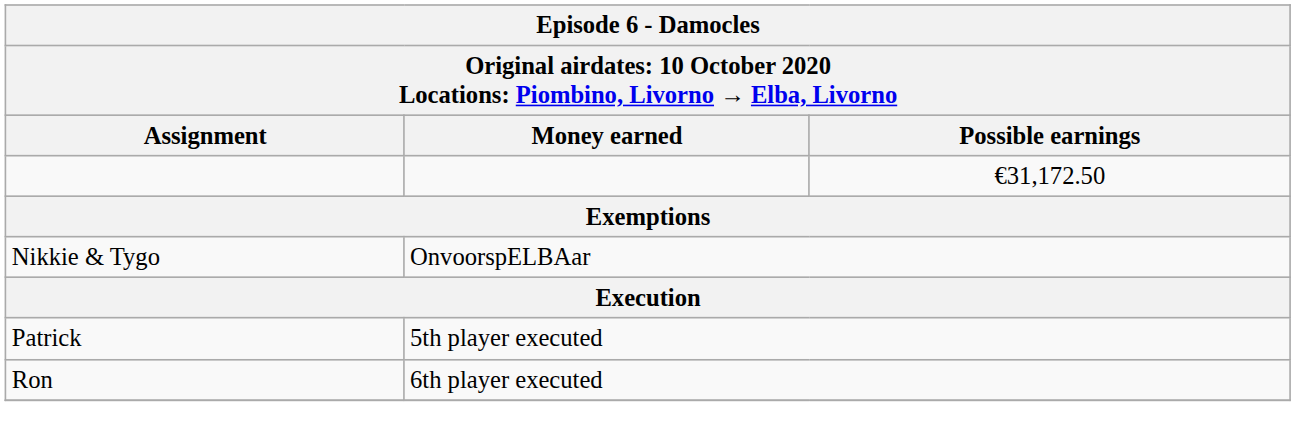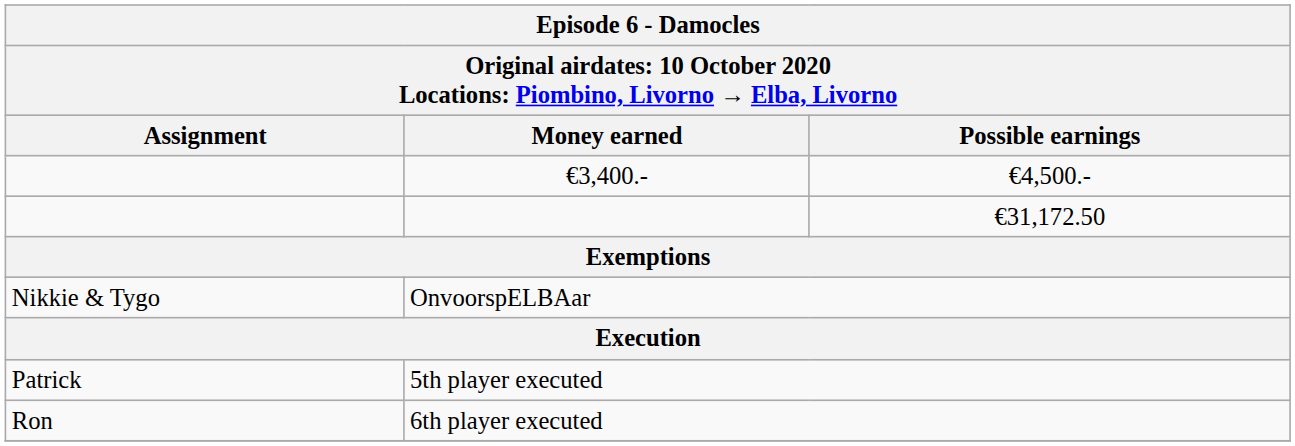+ row: (607, 175)
